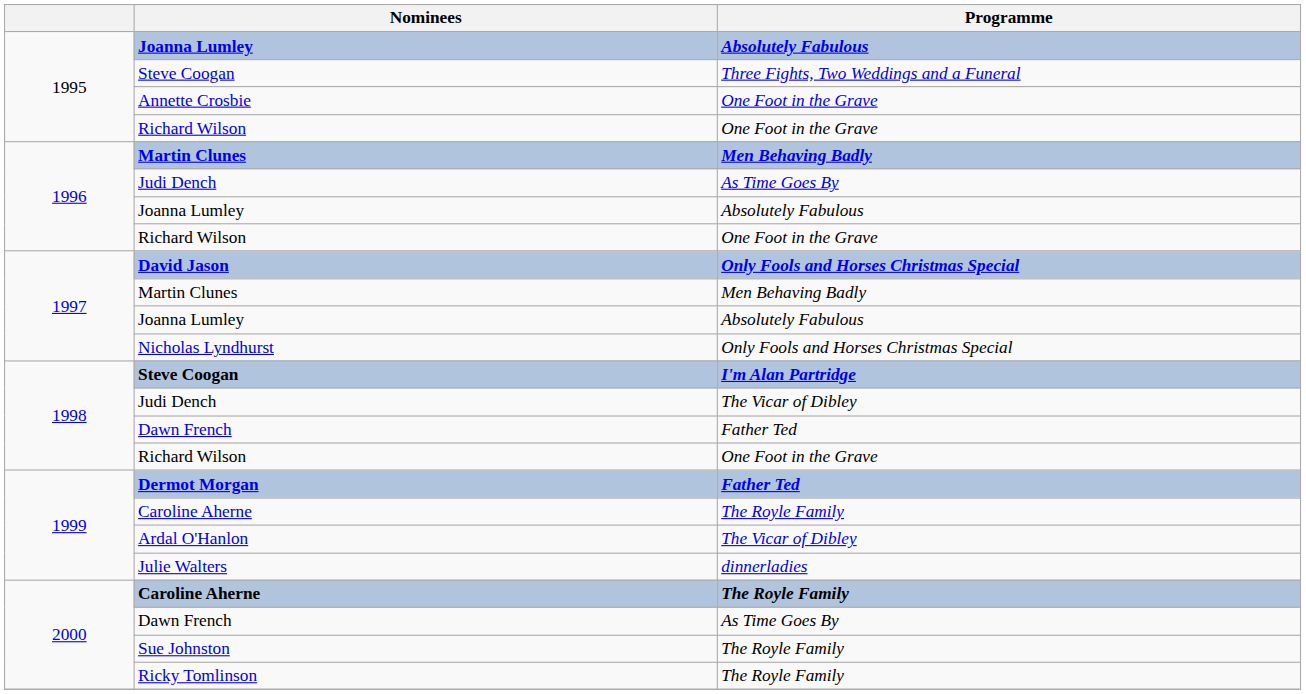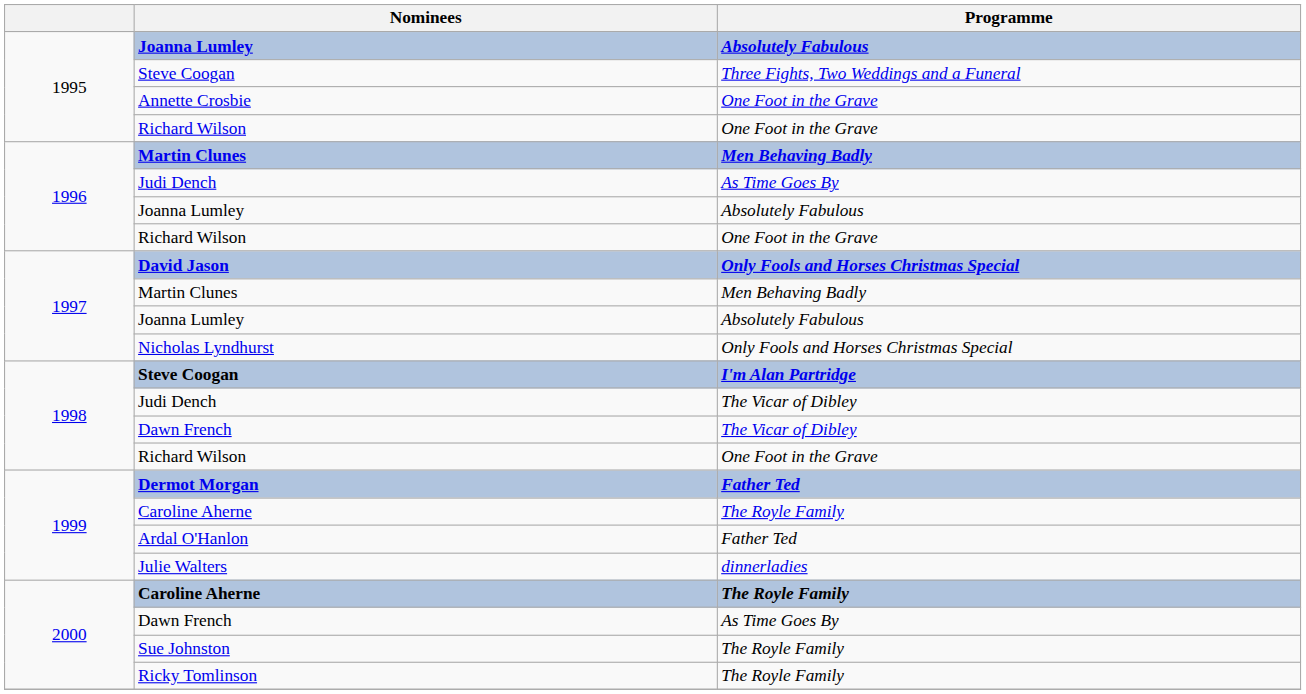(759, 429) Father Ted -> (789, 429) The Vicar of Dibley
(789, 538) The Vicar of Dibley -> (759, 538) Father Ted
